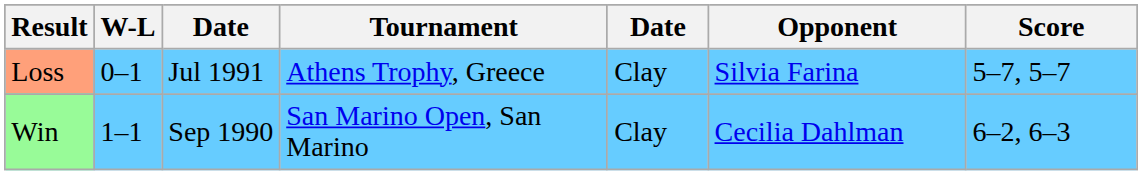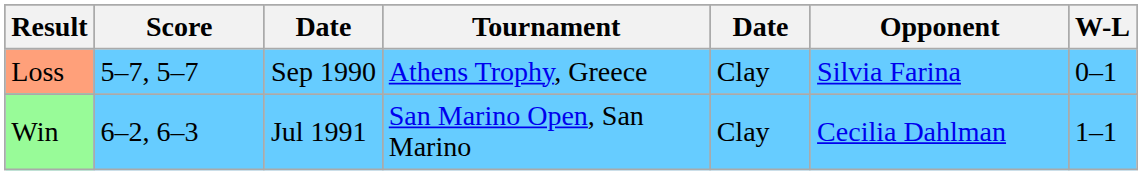columns swapped: (128, 26) <-> (1051, 26)
(216, 71) Jul 1991 -> (323, 71) Sep 1990
(221, 131) Sep 1990 -> (319, 131) Jul 1991
